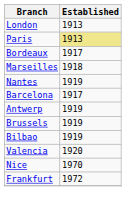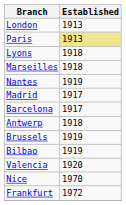- row: (27, 53)
+ row: (19, 53)
+ row: (22, 95)
(72, 109) 1919 -> (72, 123) 1918
